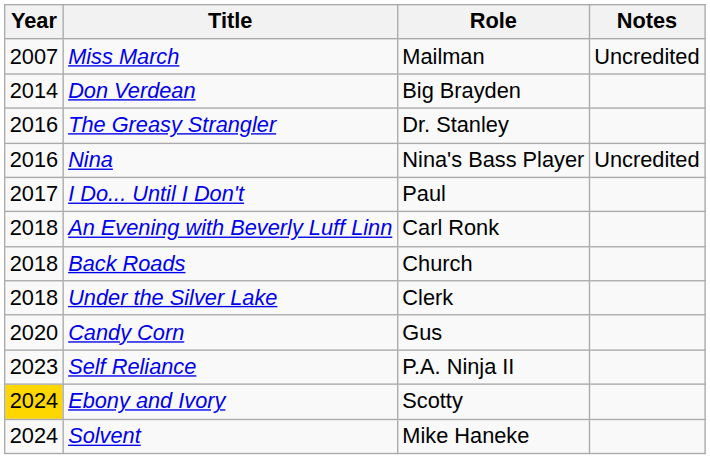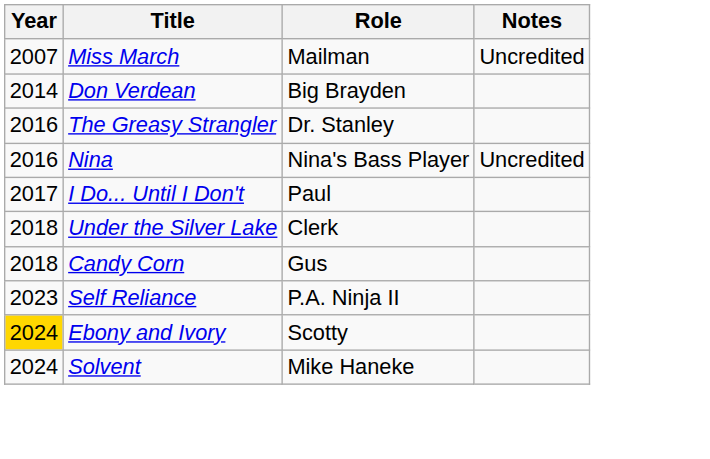- row: (230, 228)
- row: (127, 263)
(34, 332) 2020 -> (34, 263) 2018
